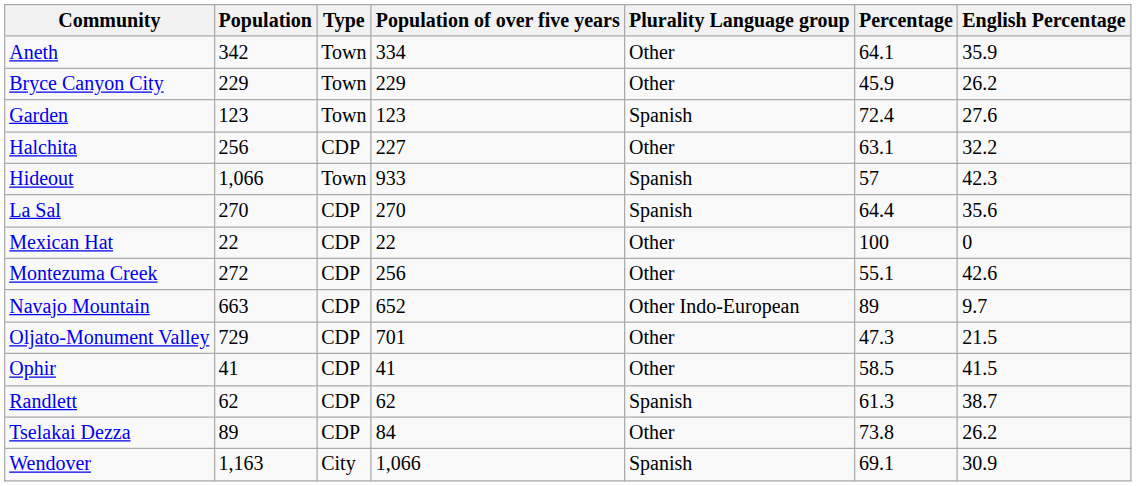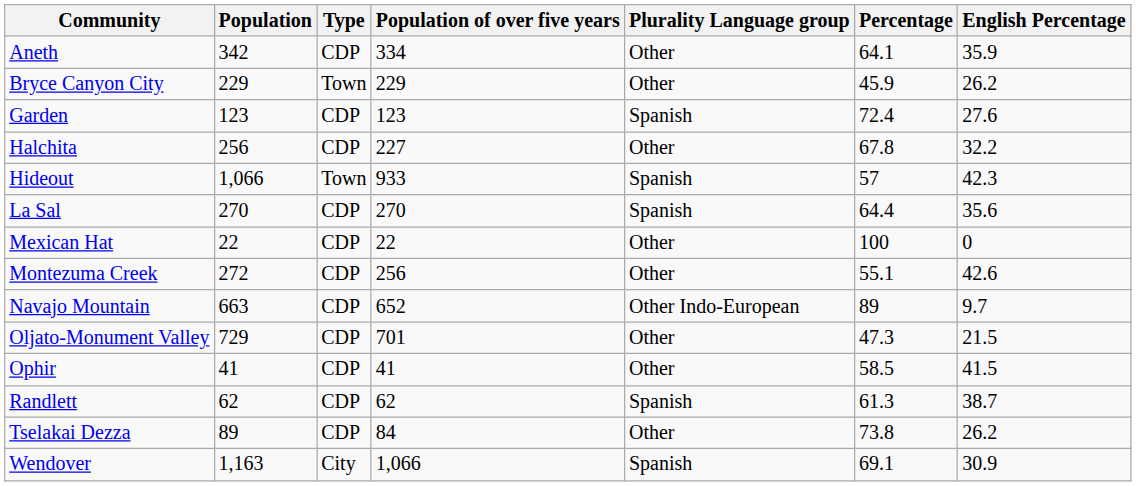(344, 52) Town -> (341, 52) CDP
(344, 115) Town -> (341, 115) CDP
(876, 147) 63.1 -> (876, 147) 67.8
